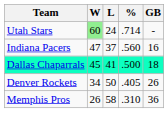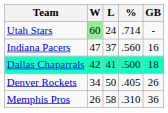(95, 64) 45 -> (95, 64) 42
